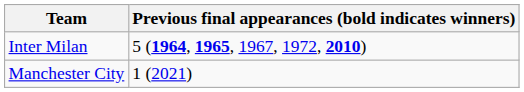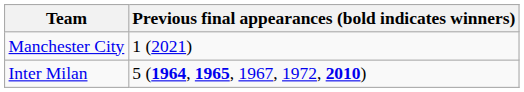rows swapped: (66, 73) <-> (48, 45)
